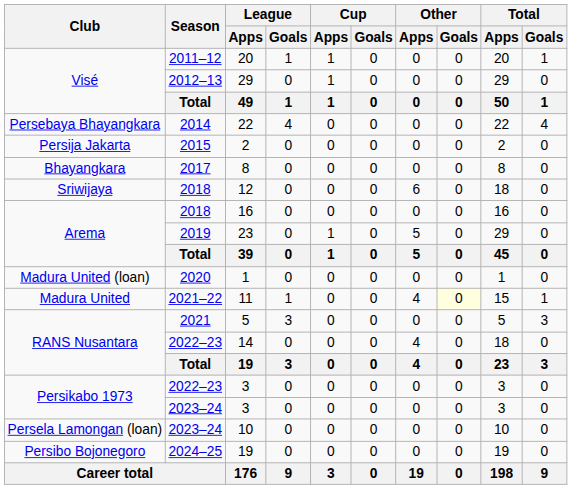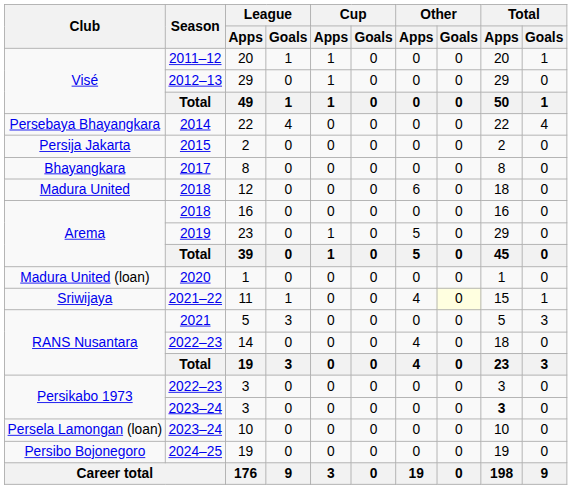(85, 189) Sriwijaya -> (85, 189) Madura United
(85, 299) Madura United -> (85, 299) Sriwijaya
(502, 408) normal -> (502, 408) bold
